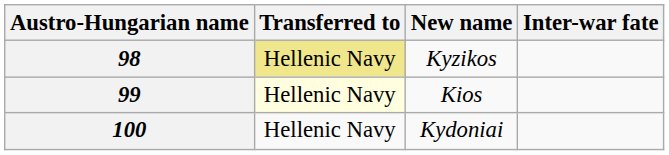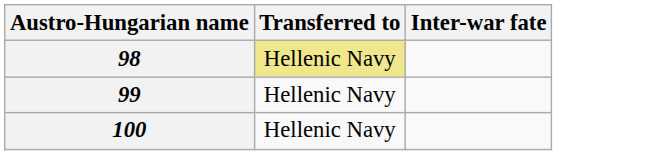- column: (462, 22)
(330, 94) lightyellow background -> (330, 94) no background
